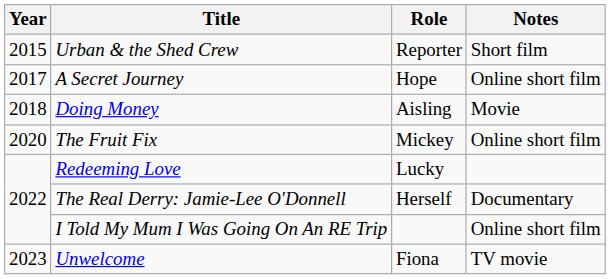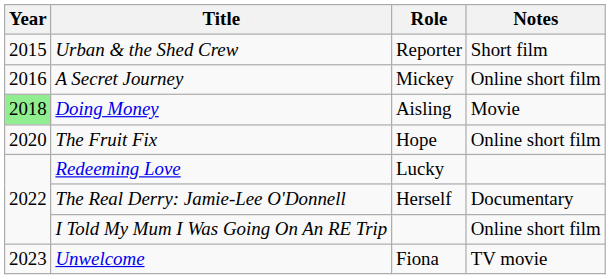(28, 79) 2017 -> (28, 79) 2016
(416, 79) Hope -> (425, 79) Mickey
(28, 109) no background -> (28, 109) lightgreen background
(425, 139) Mickey -> (416, 139) Hope
